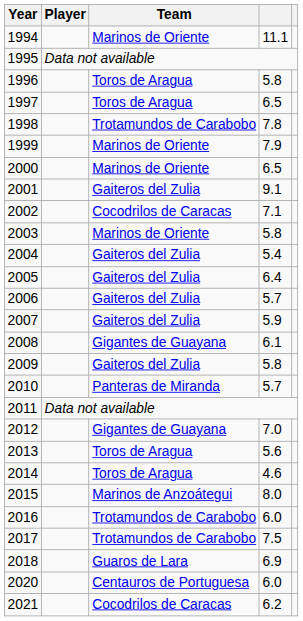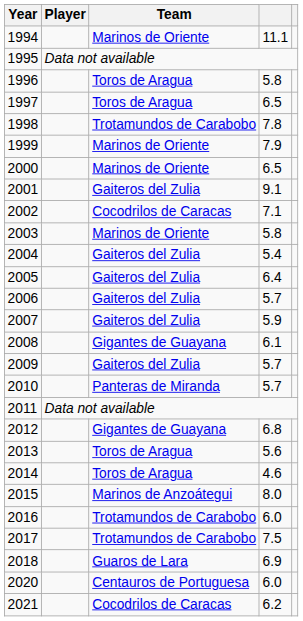(272, 364) 5.8 -> (272, 364) 5.7
(272, 430) 7.0 -> (272, 430) 6.8
